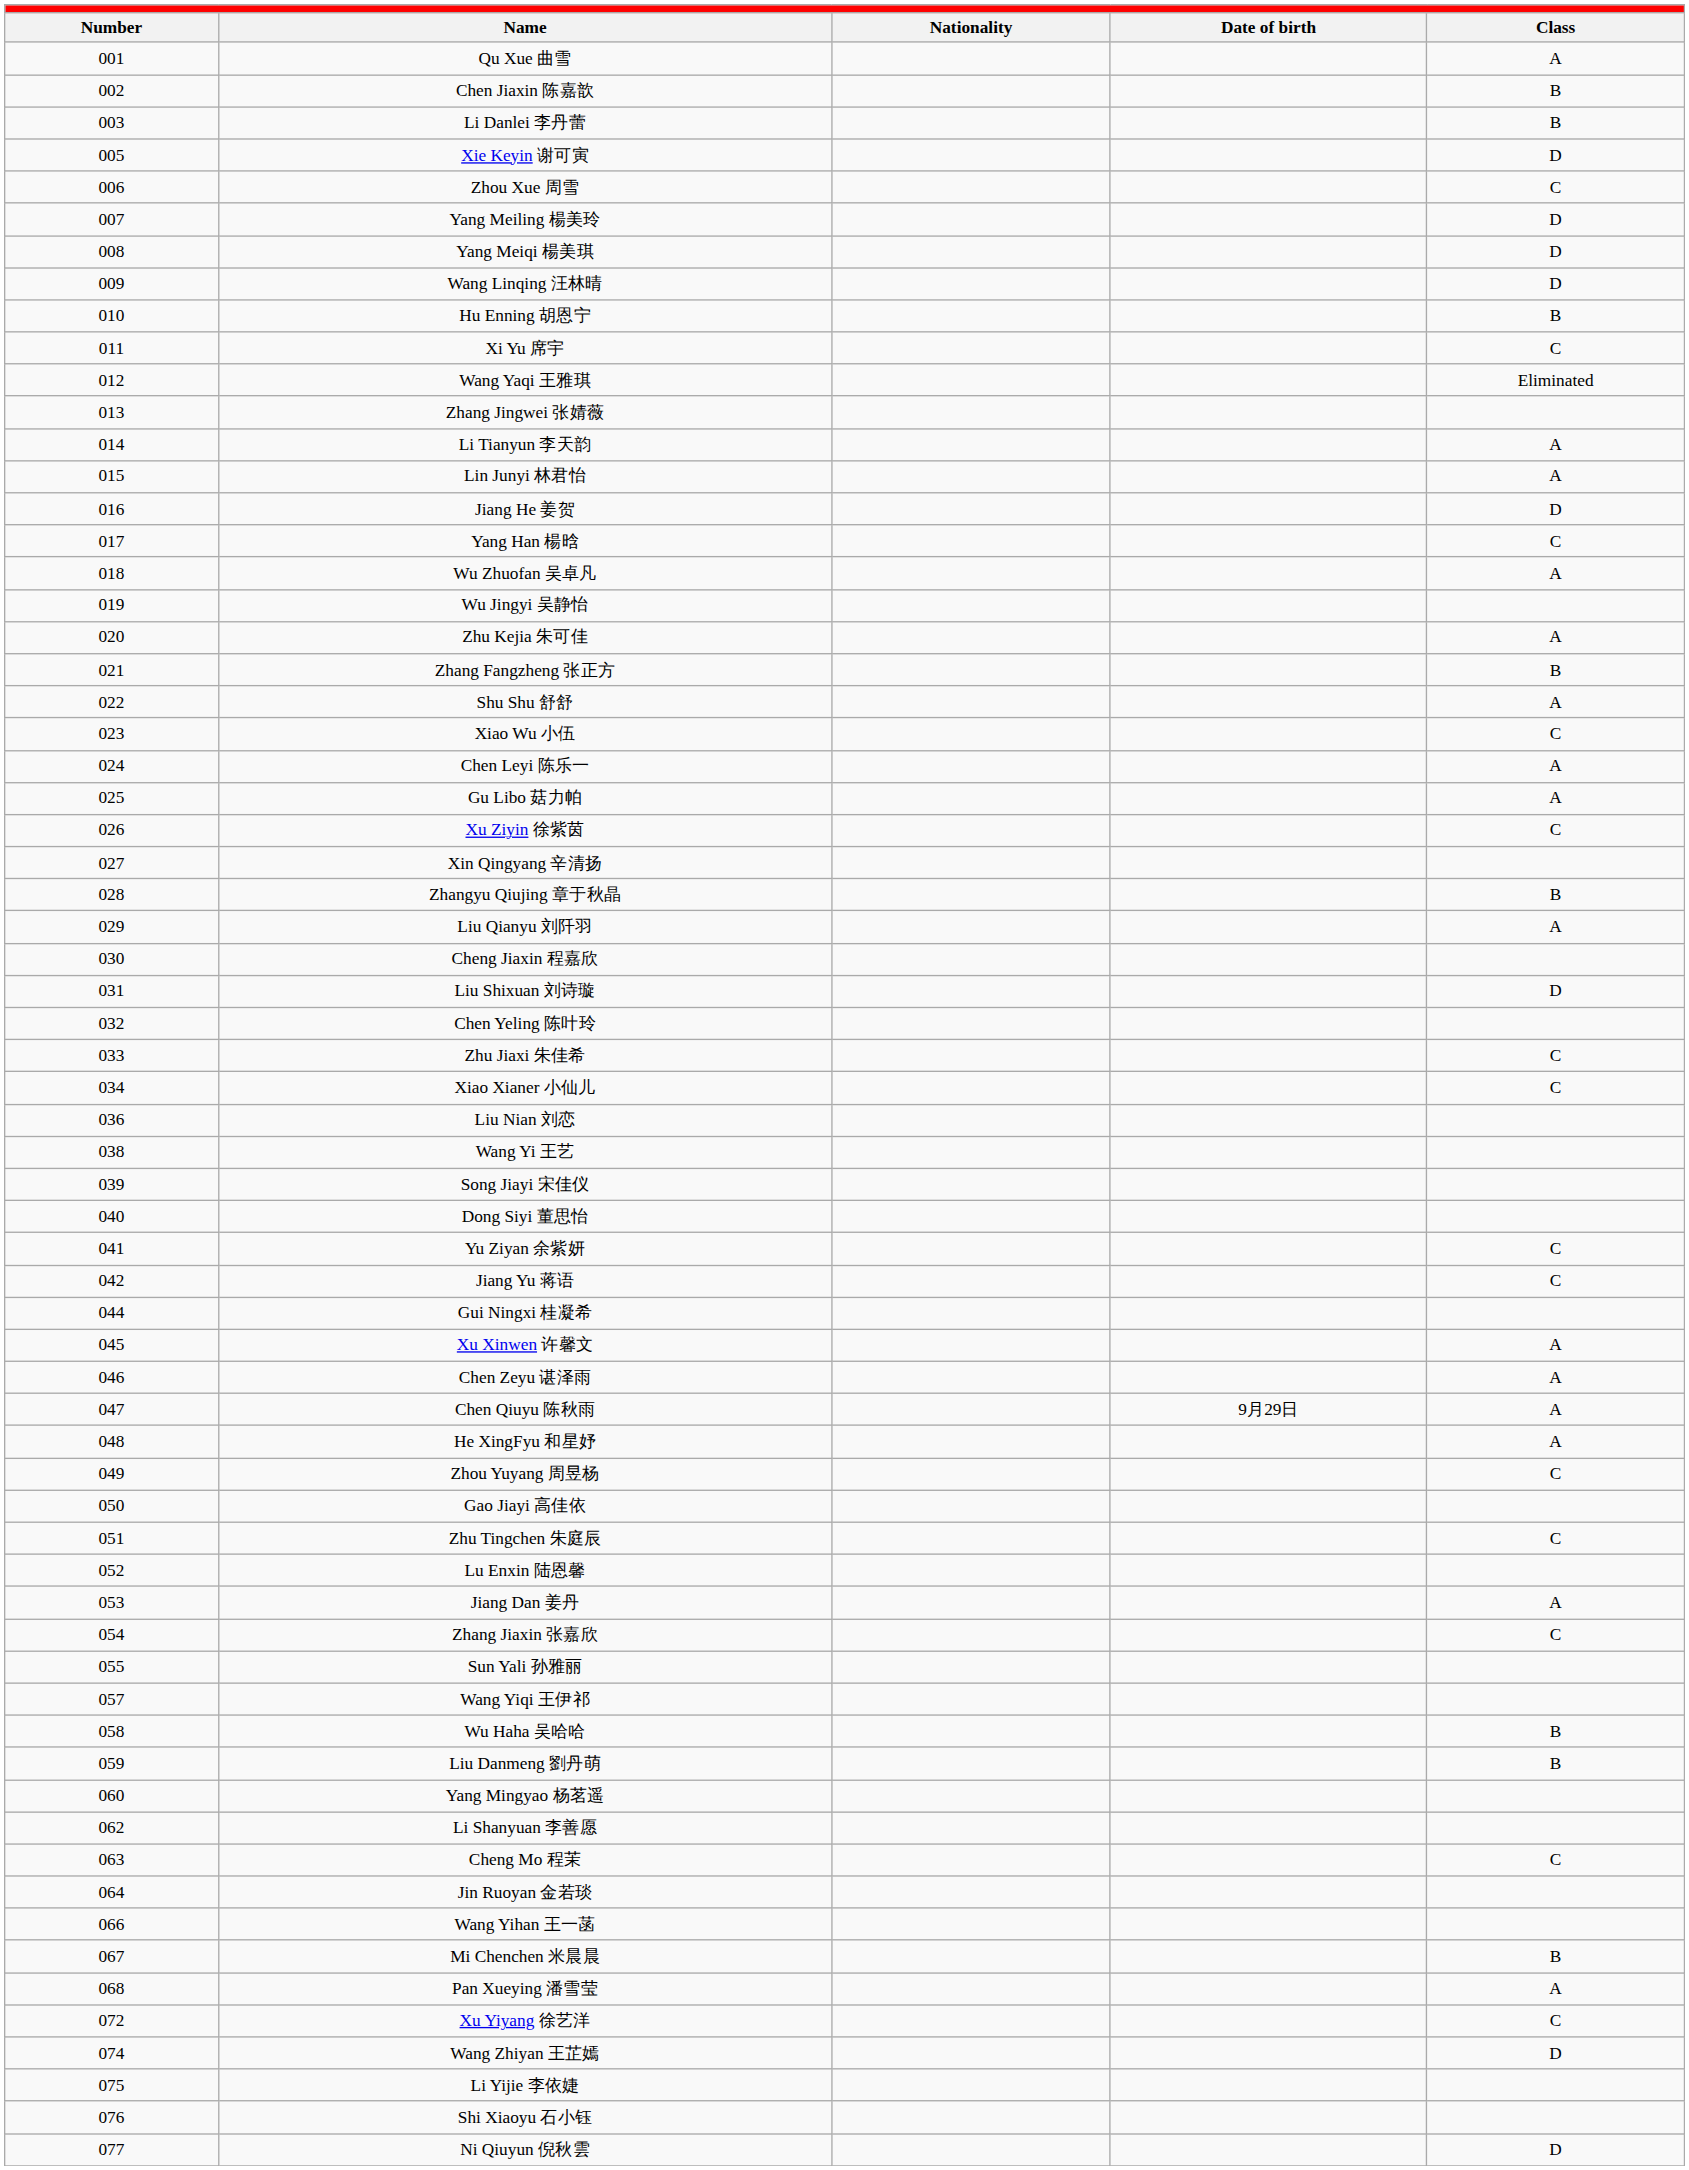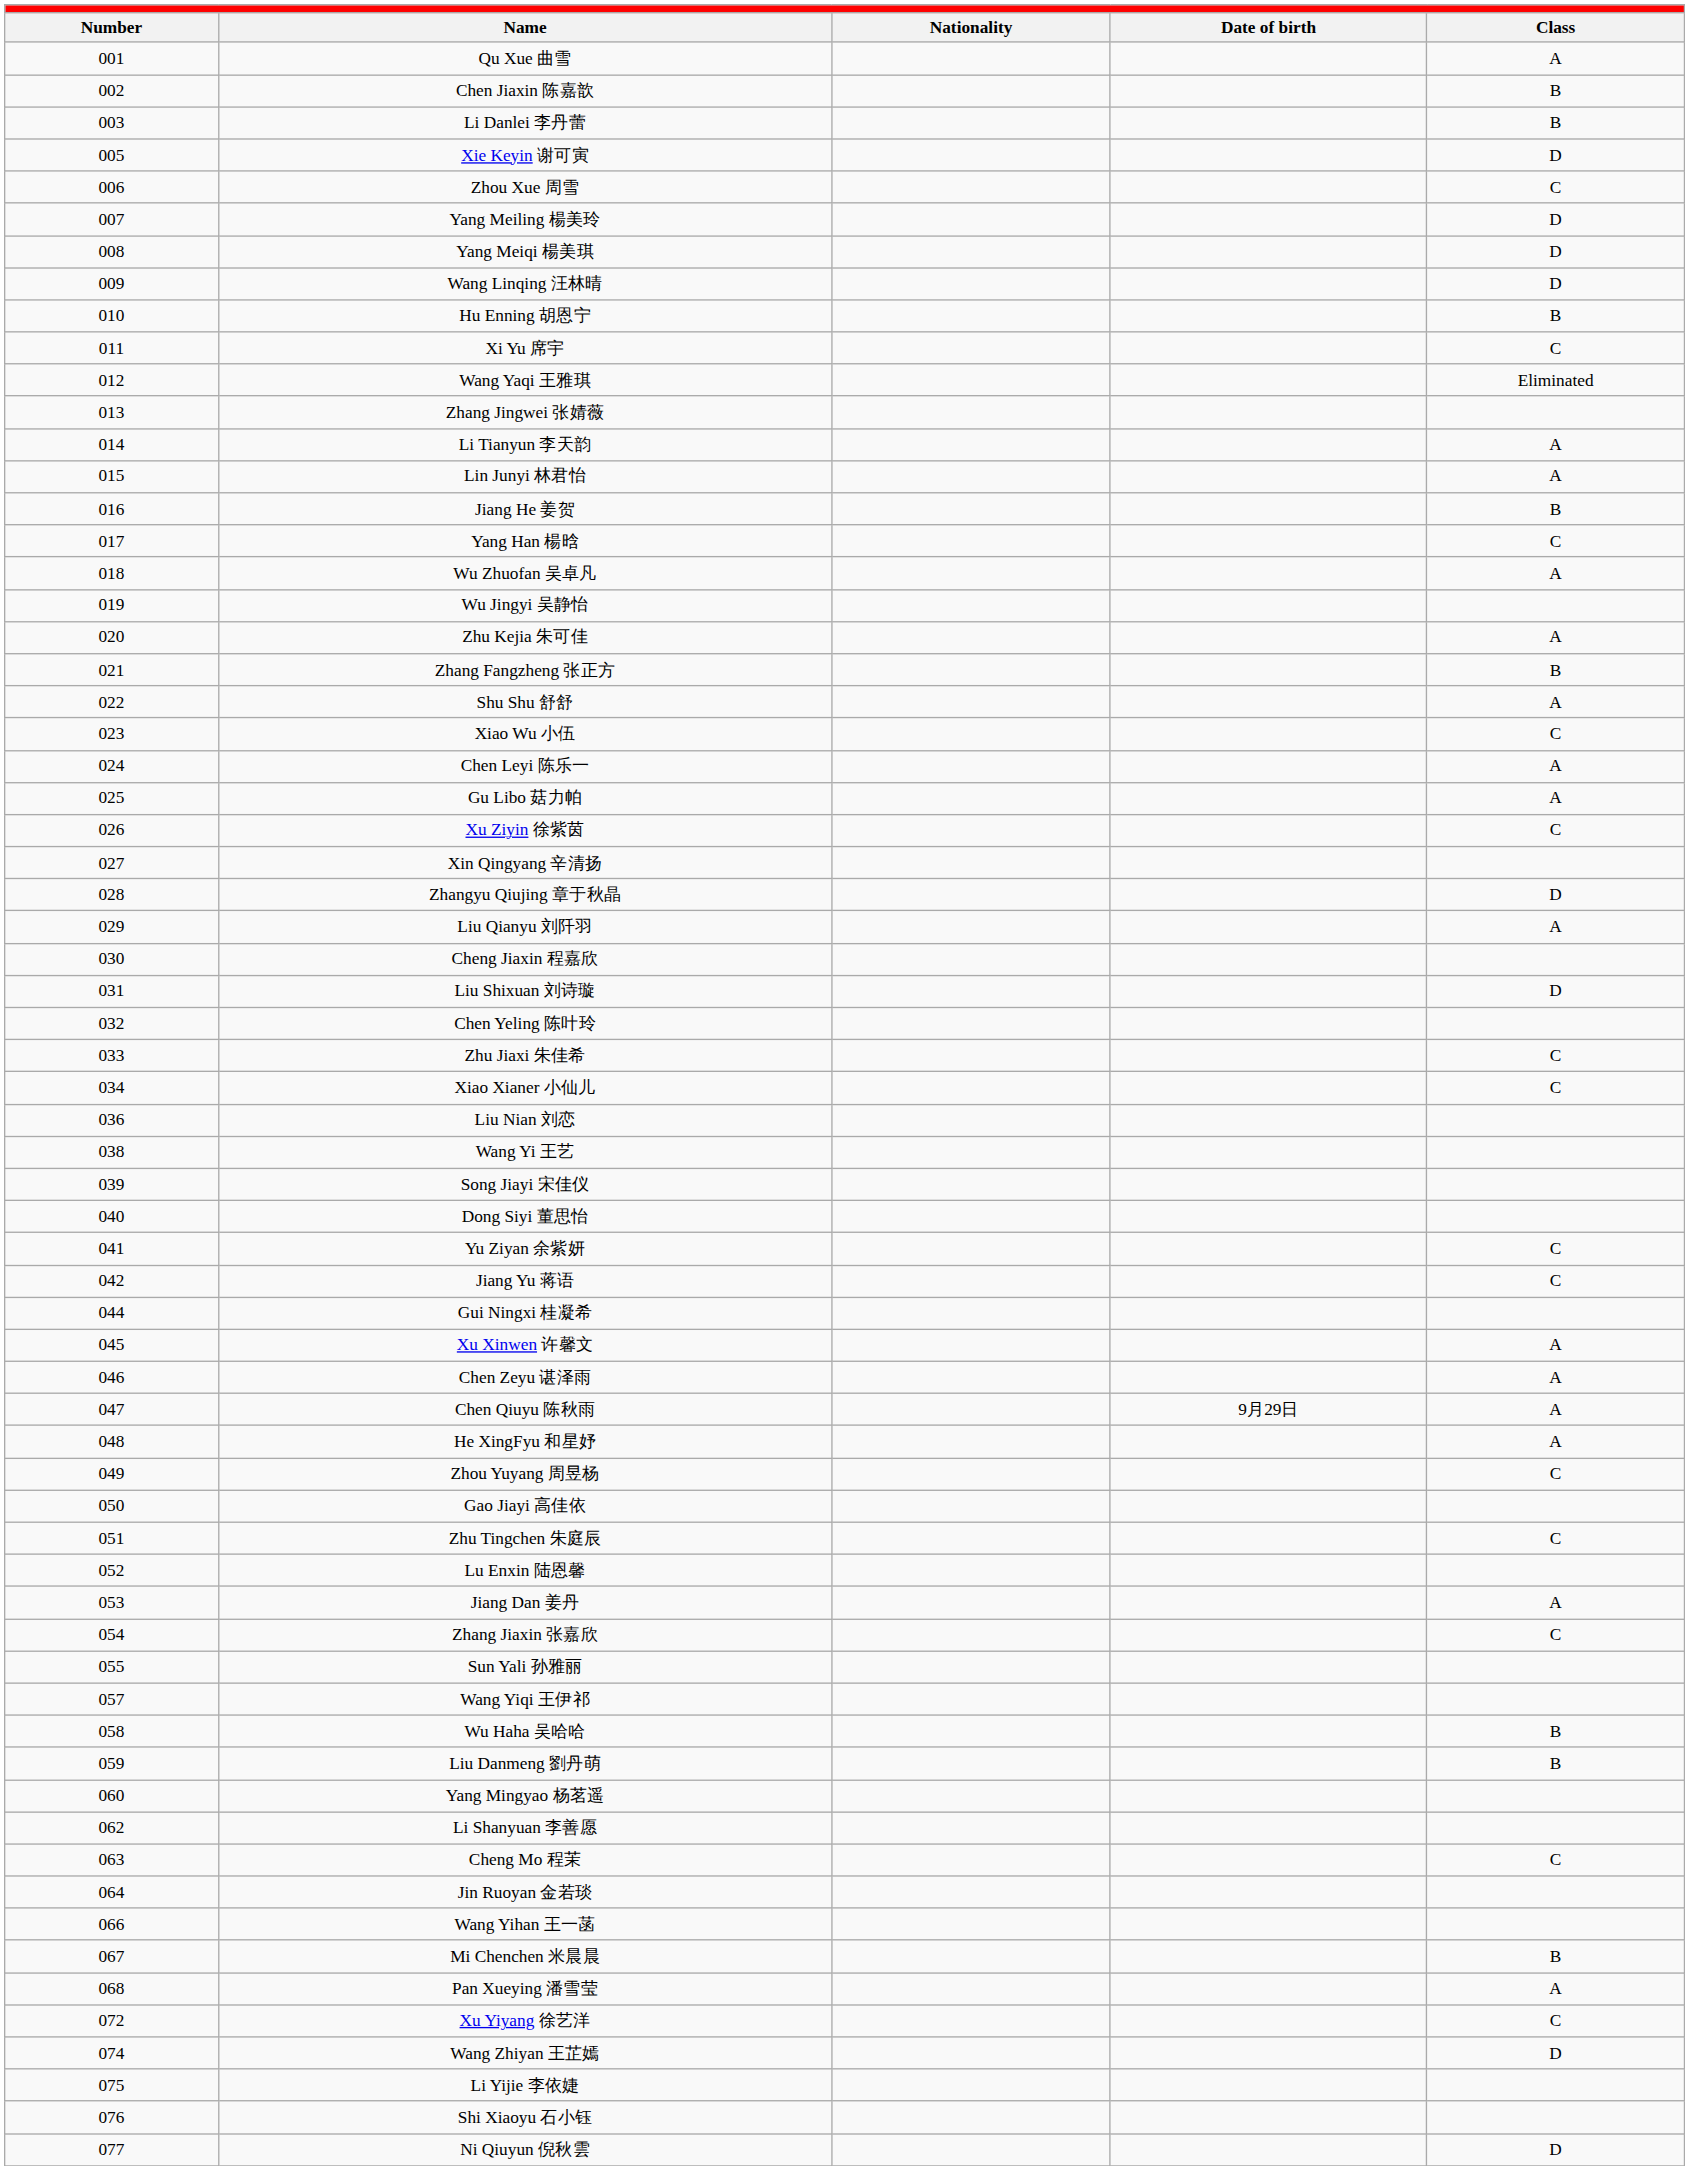(1556, 508) D -> (1556, 508) B
(1556, 894) B -> (1556, 894) D
